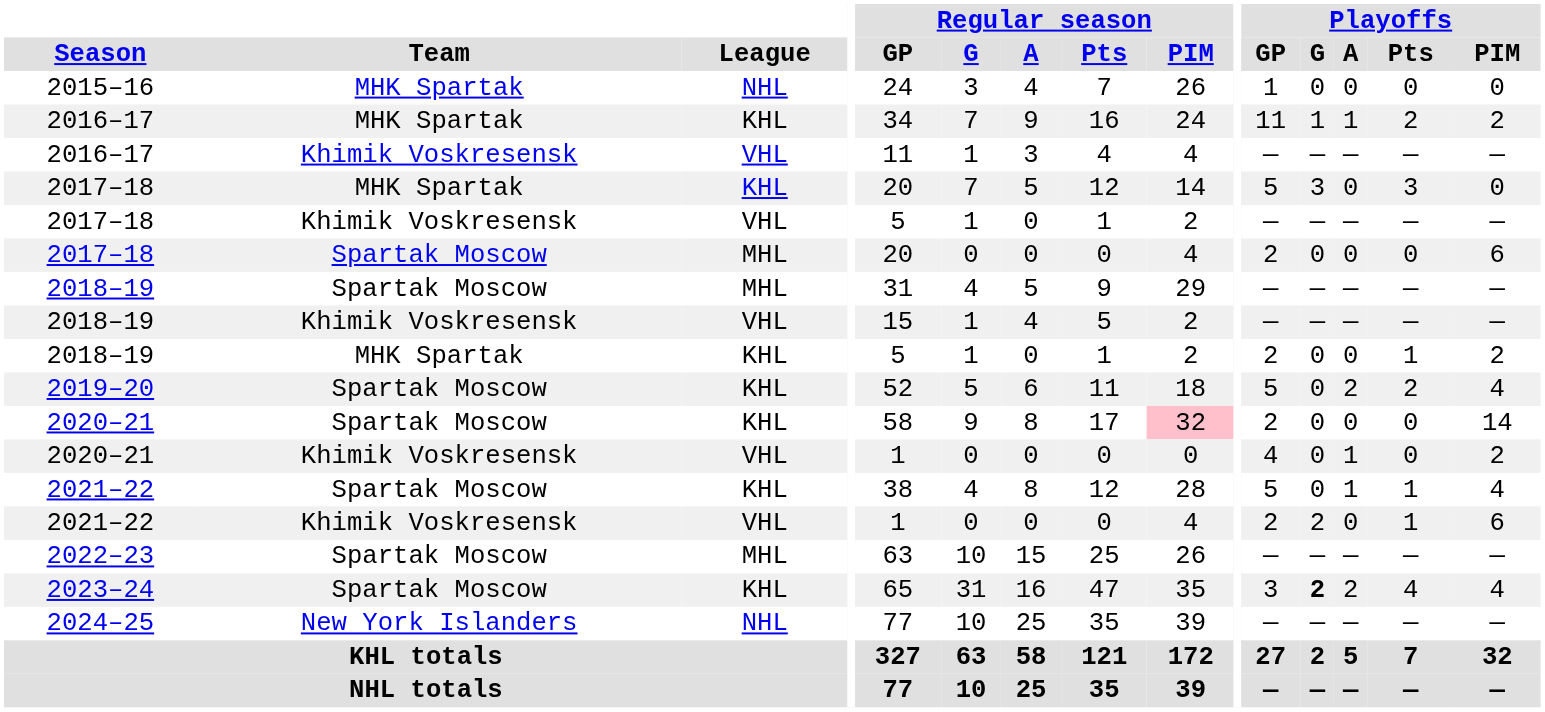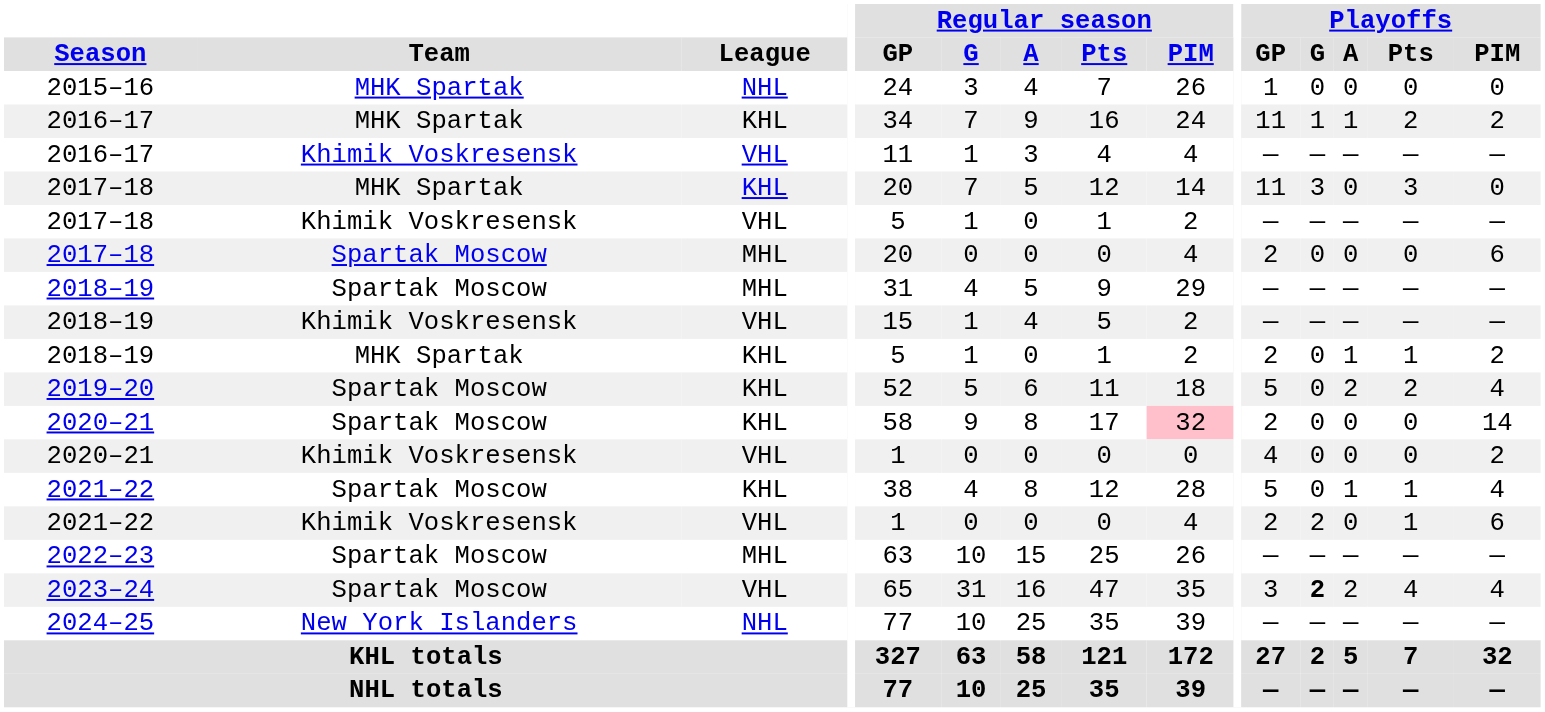(1271, 188) 5 -> (1271, 188) 11
(1351, 356) 0 -> (1351, 356) 1
(1351, 456) 1 -> (1351, 456) 0
(765, 590) KHL -> (765, 590) VHL
